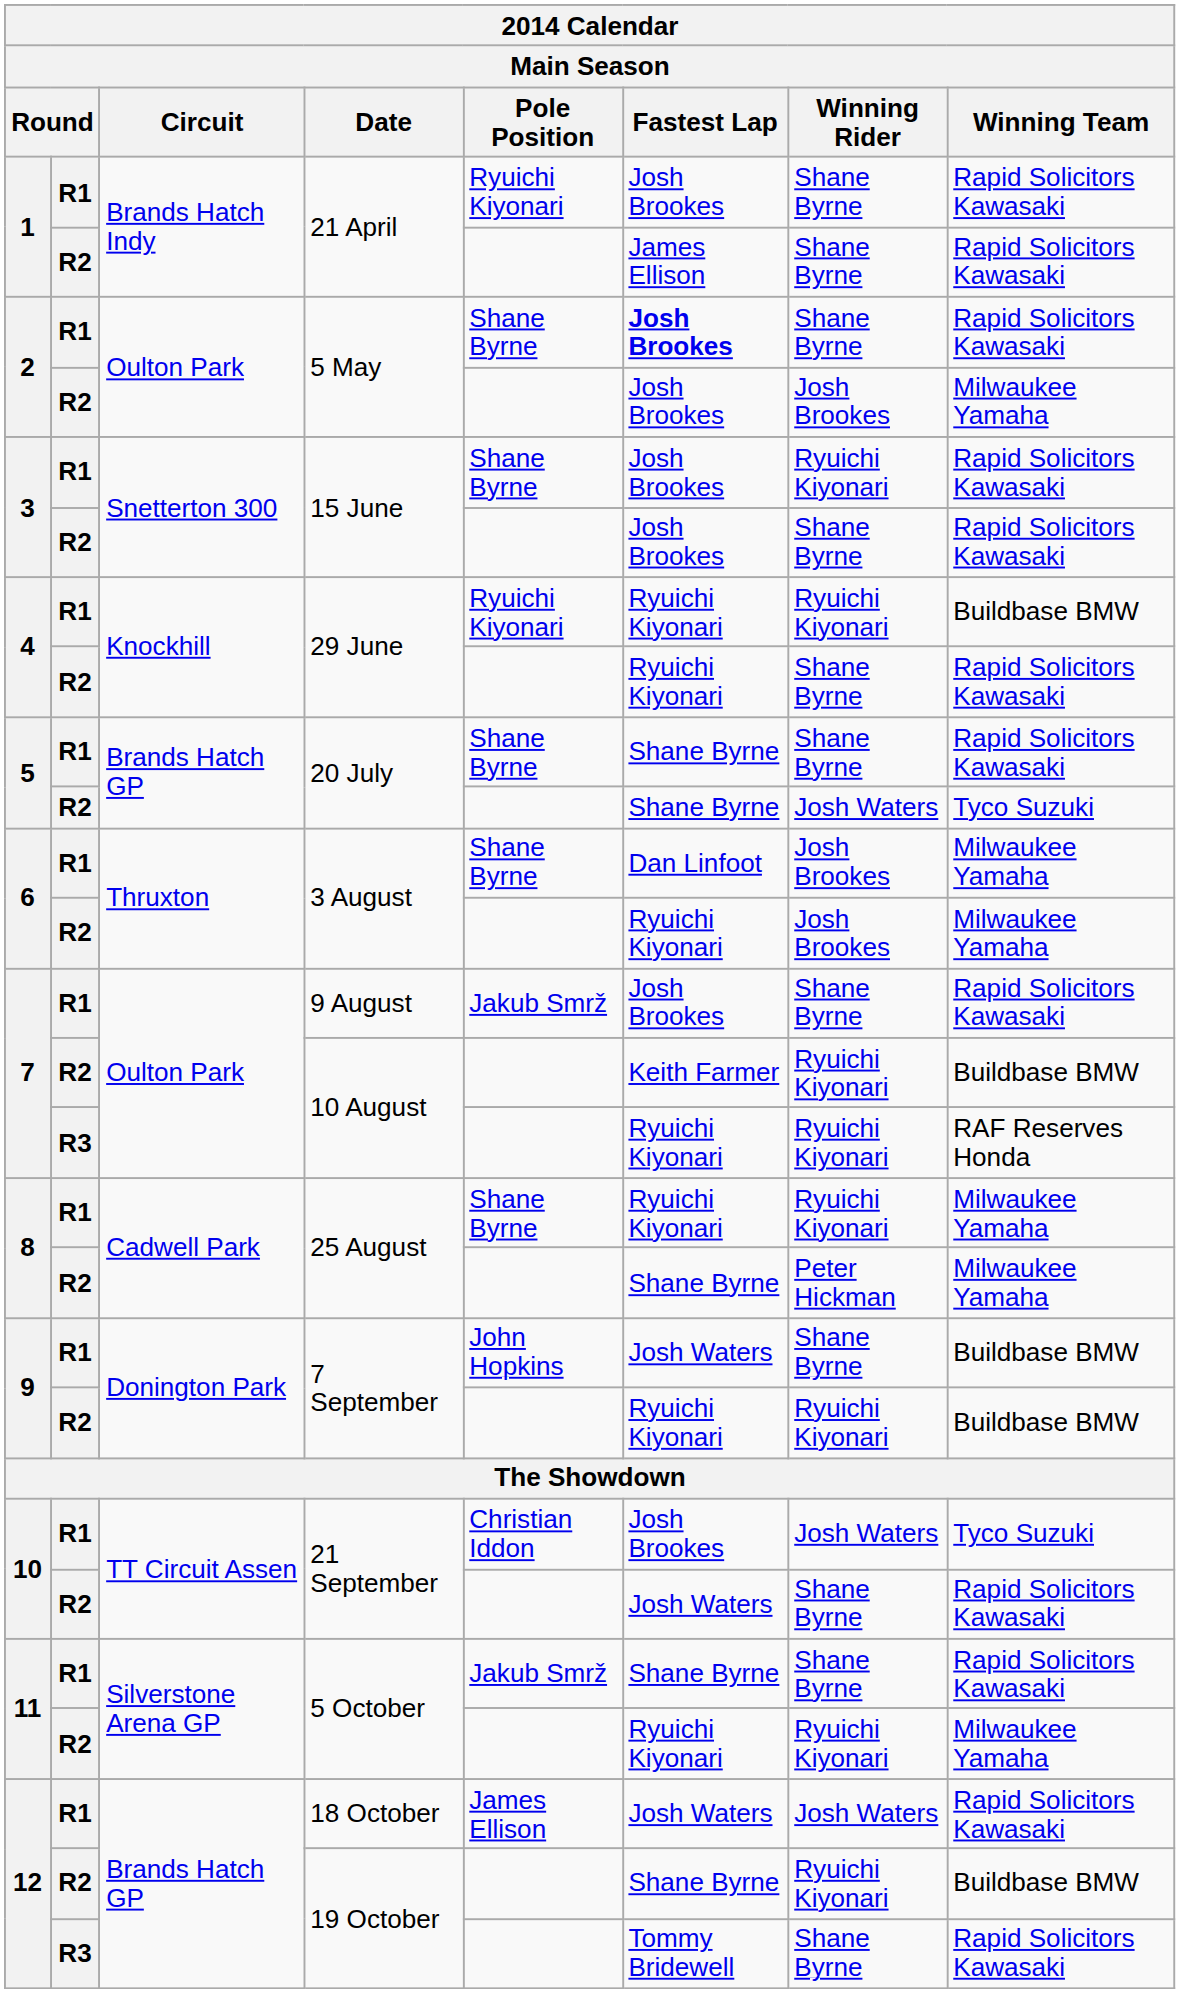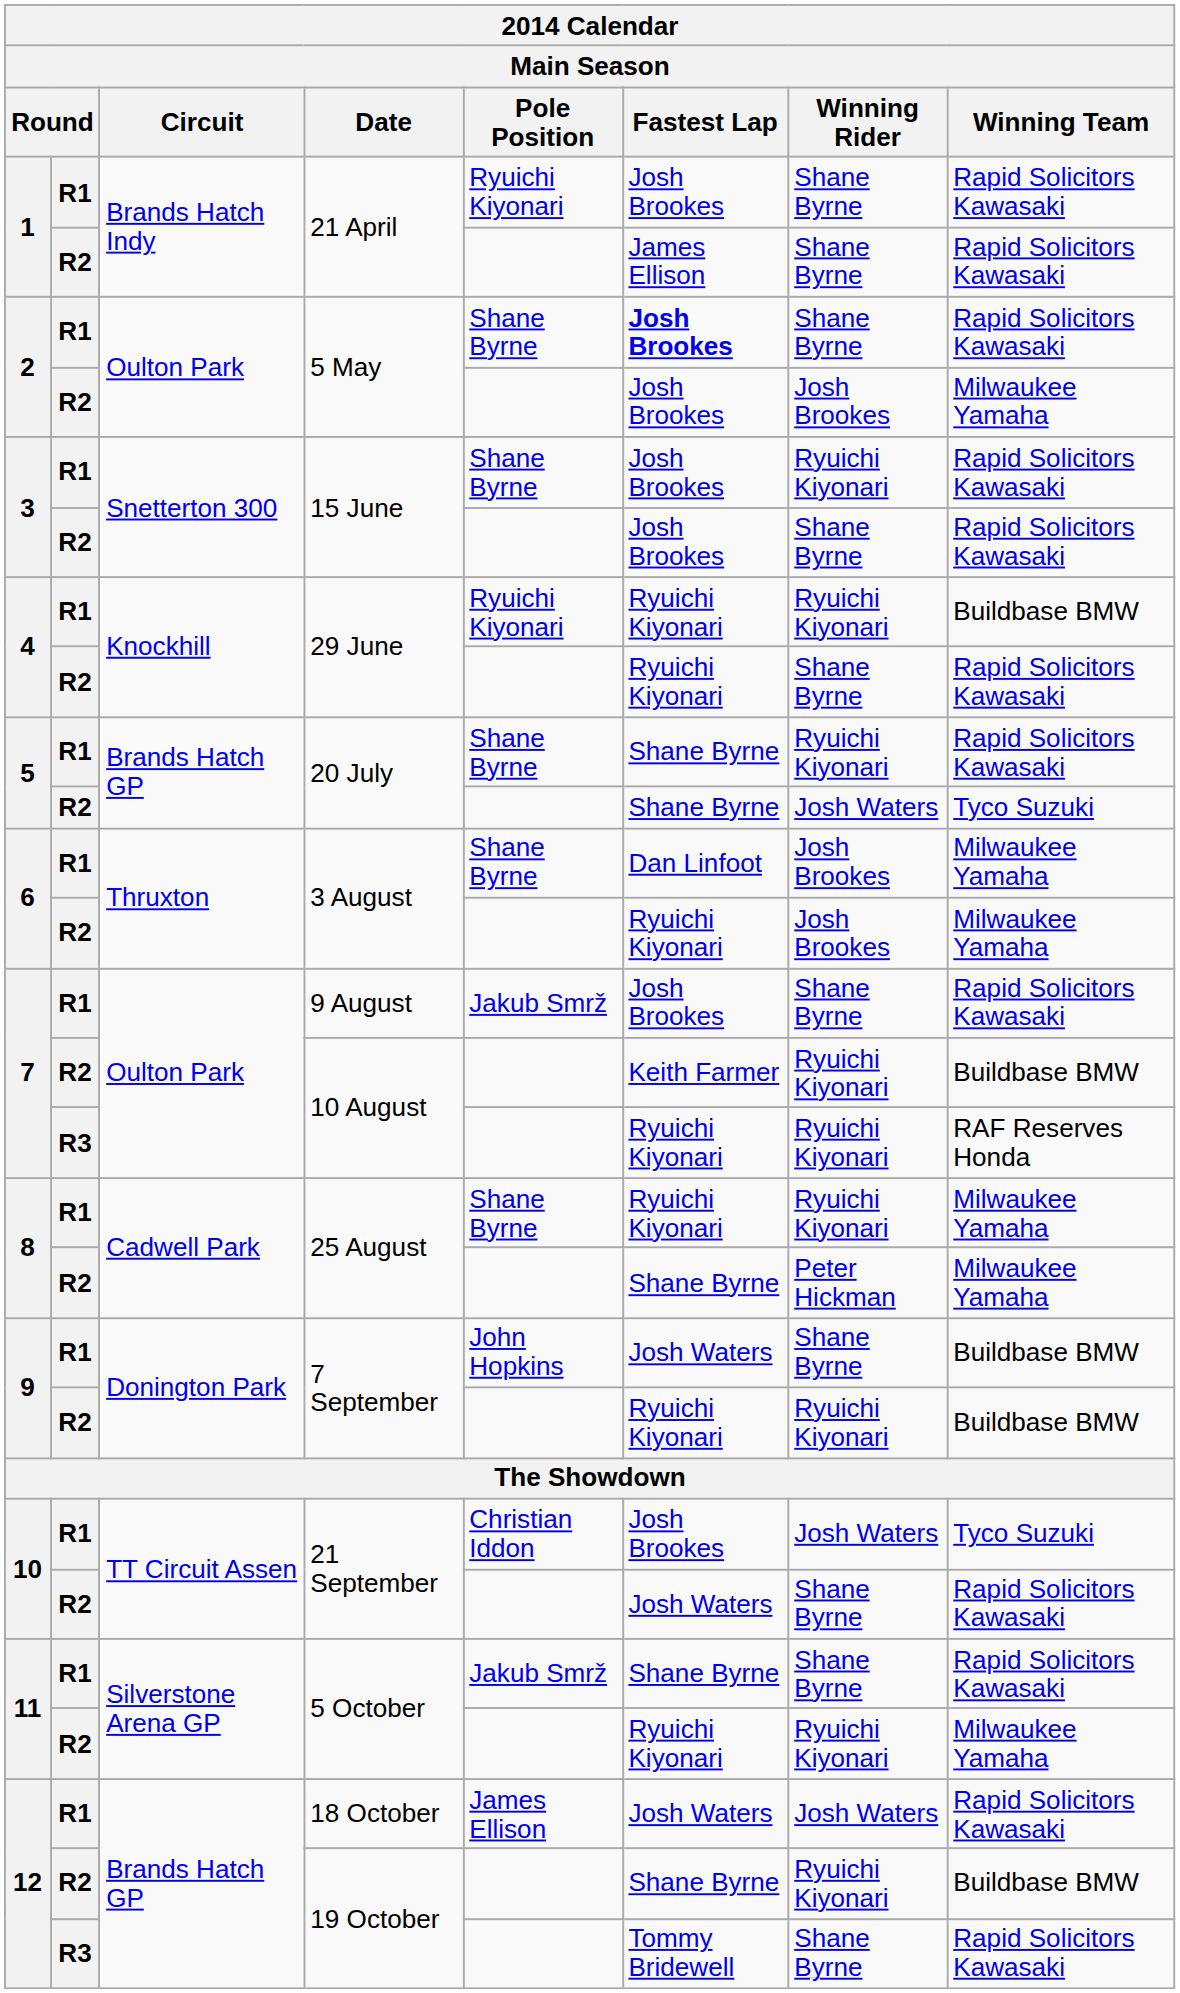(832, 751) Shane Byrne -> (841, 751) Ryuichi Kiyonari
